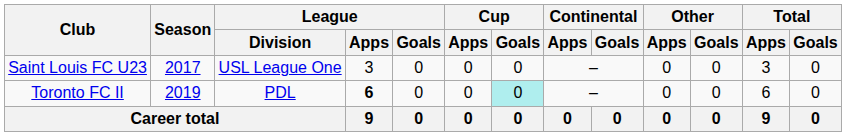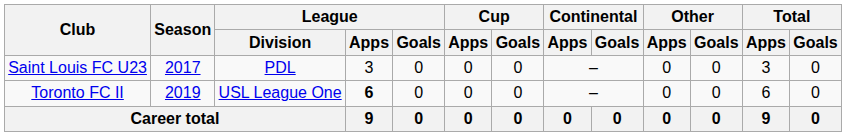(280, 67) USL League One -> (280, 67) PDL
(280, 93) PDL -> (280, 93) USL League One
(518, 93) paleturquoise background -> (518, 93) no background
